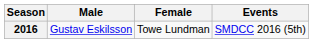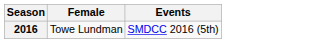- column: (91, 13)
